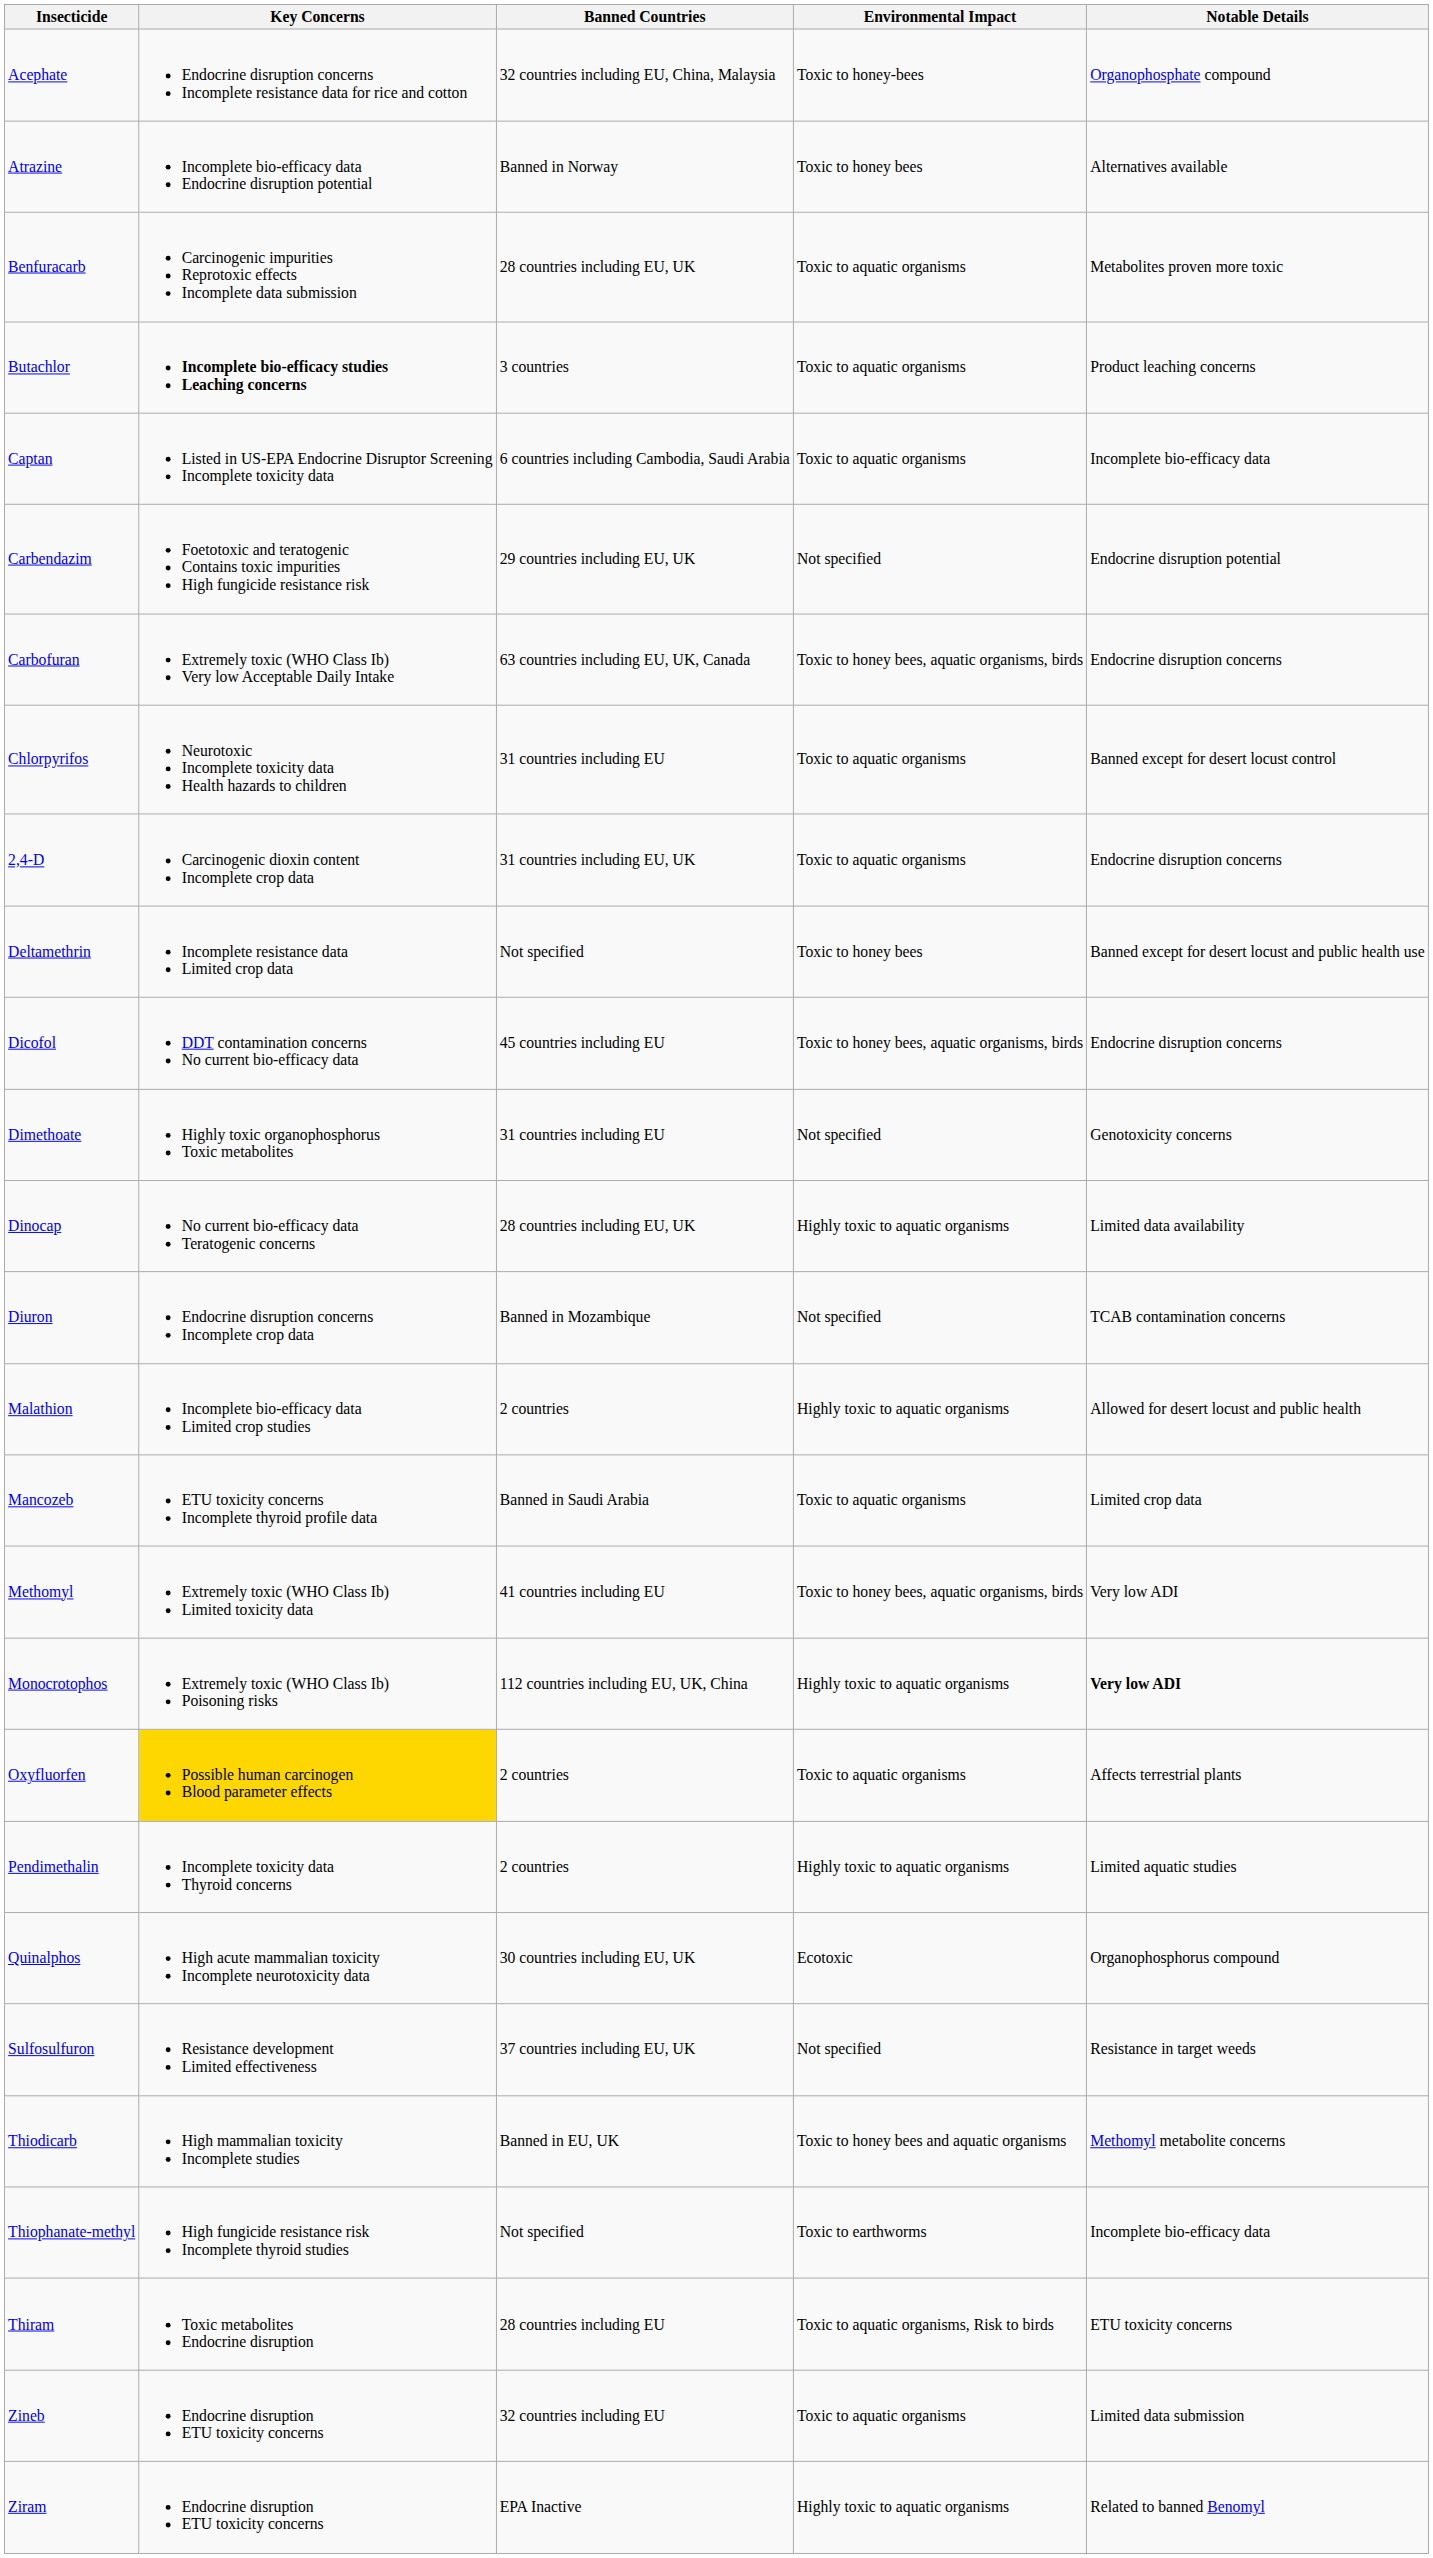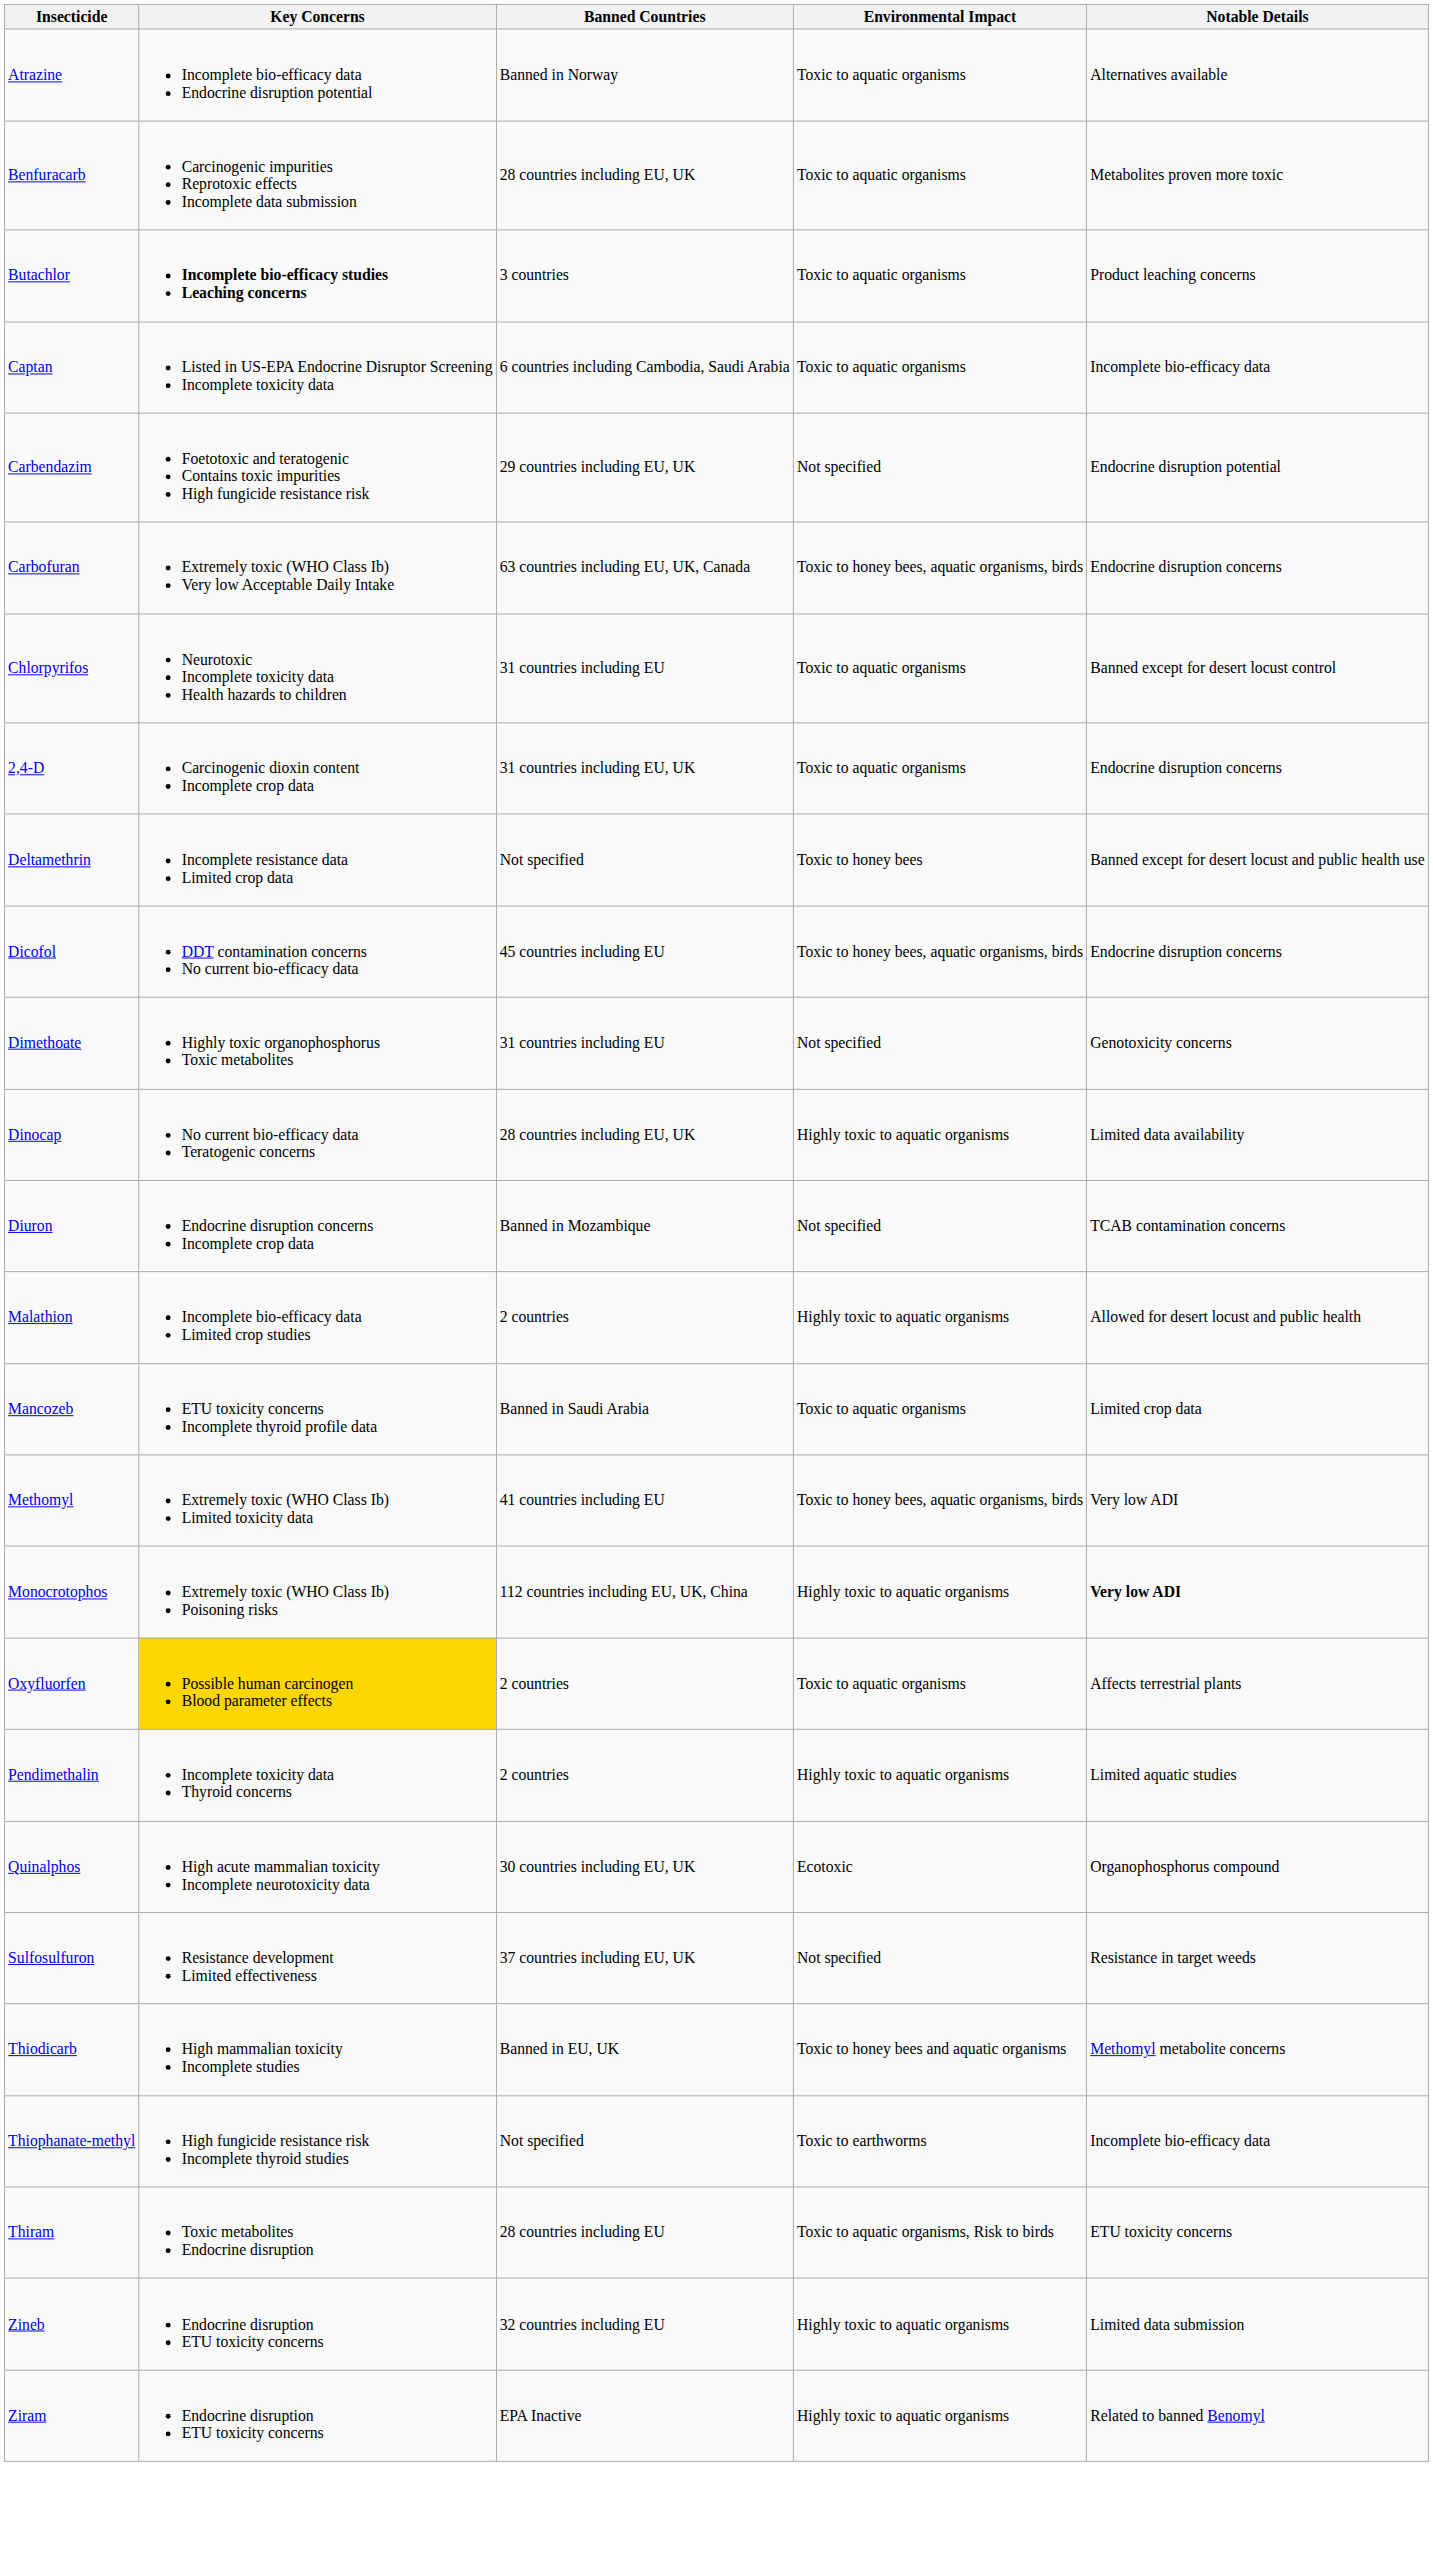- row: (38, 75)
(860, 166) Toxic to honey bees -> (881, 75) Toxic to aquatic organisms
(881, 2415) Toxic to aquatic organisms -> (903, 2324) Highly toxic to aquatic organisms
